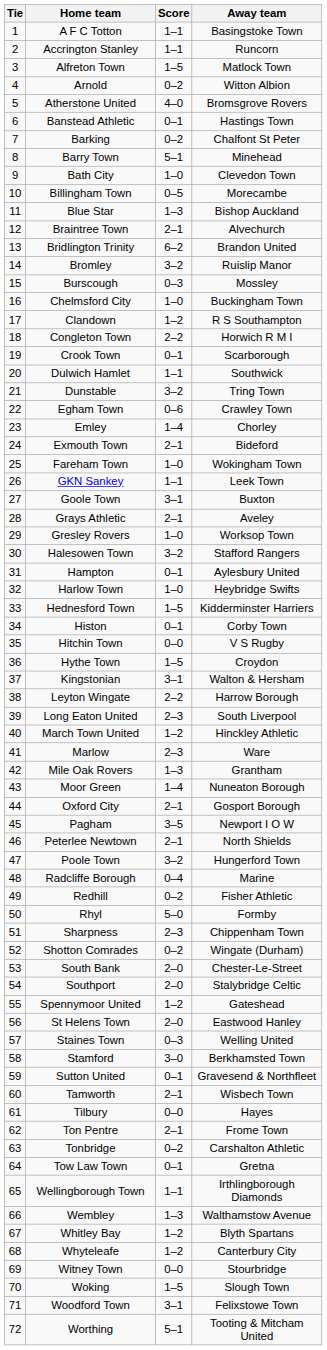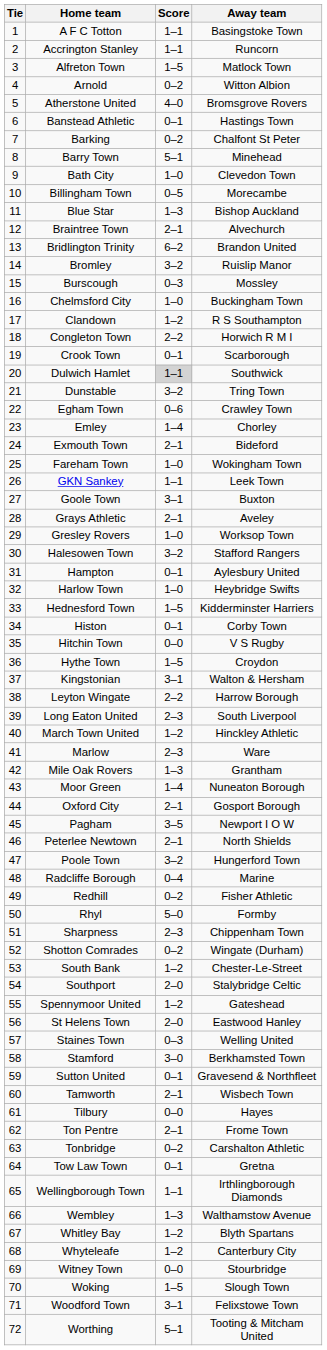(174, 373) no background -> (174, 373) lightgrey background
(174, 968) 2–0 -> (174, 968) 1–2
